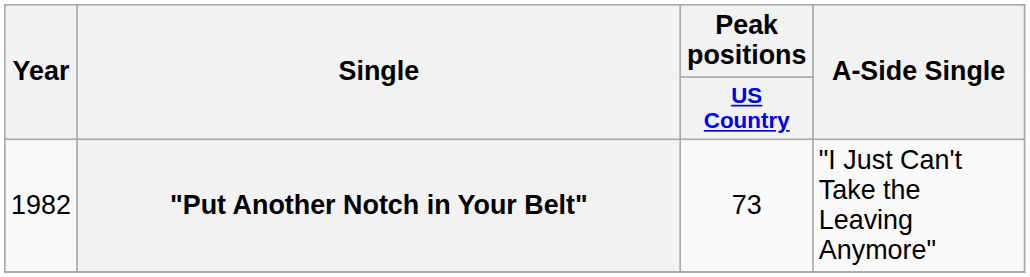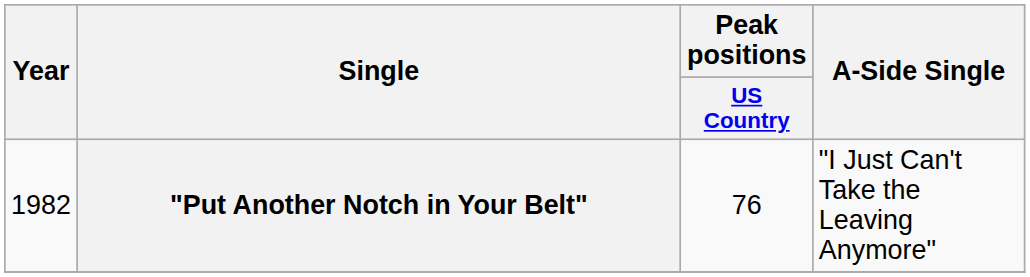(747, 205) 73 -> (747, 205) 76
